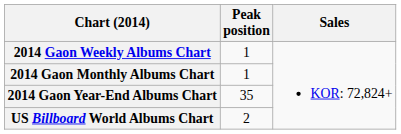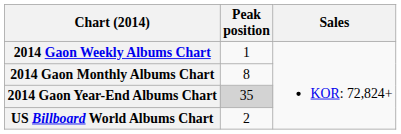(247, 74) 1 -> (247, 74) 8
(247, 96) no background -> (247, 96) lightgrey background
